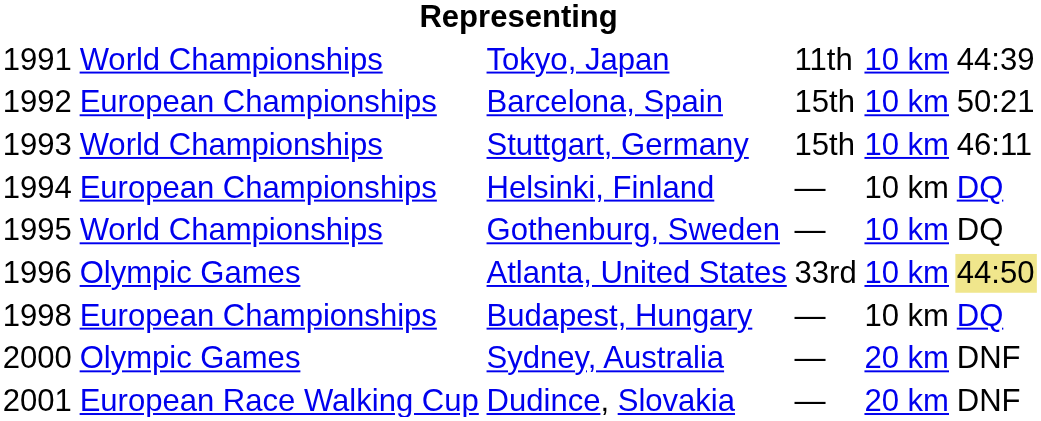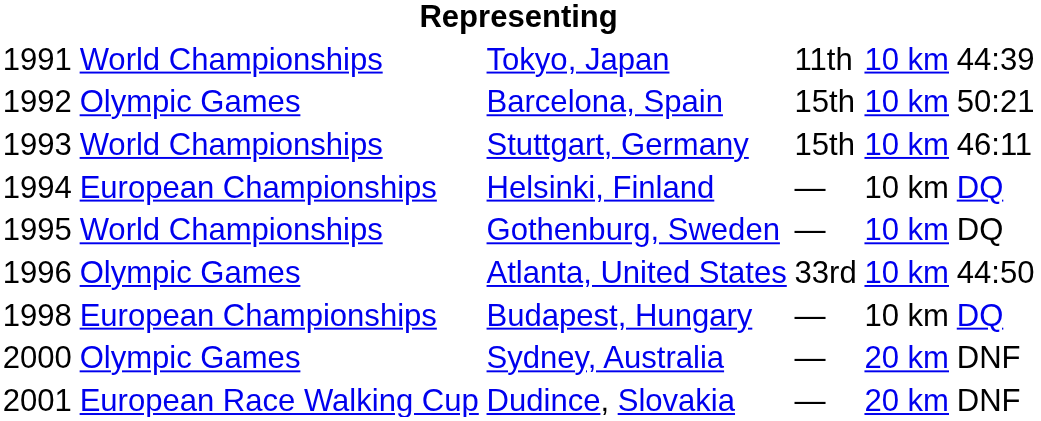(258, 102) European Championships -> (190, 102) Olympic Games
(996, 272) khaki background -> (996, 272) no background
